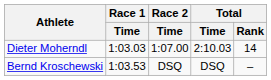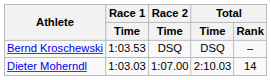rows swapped: (55, 67) <-> (47, 49)
